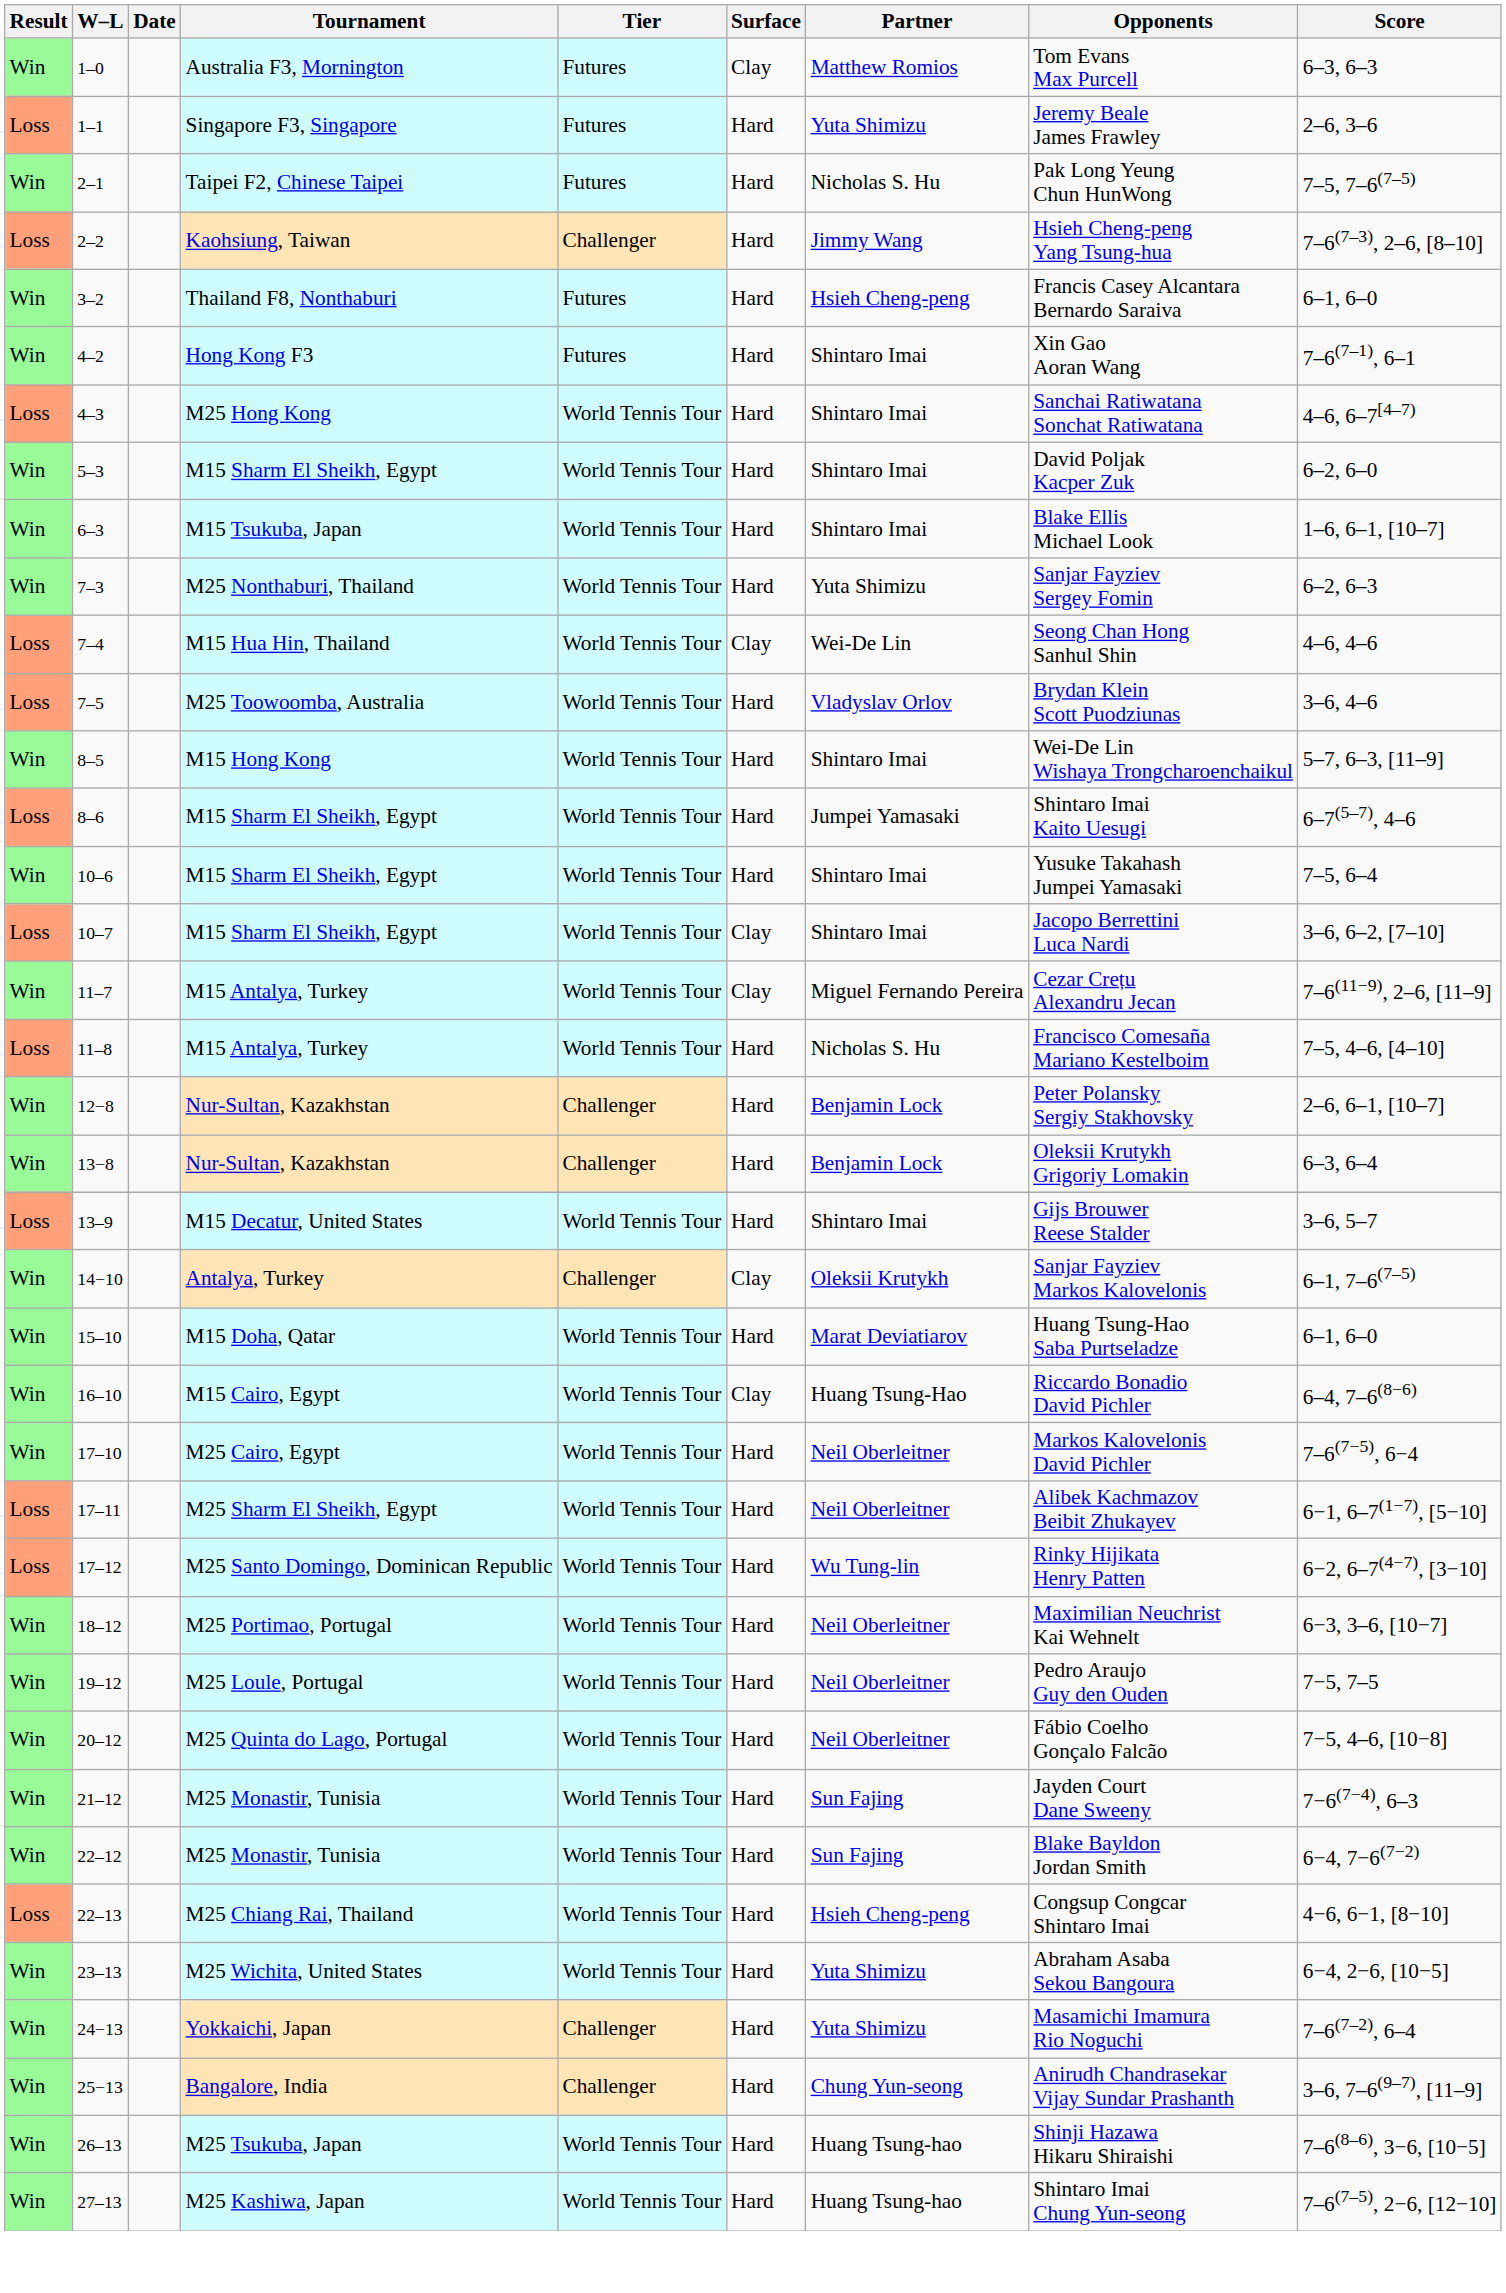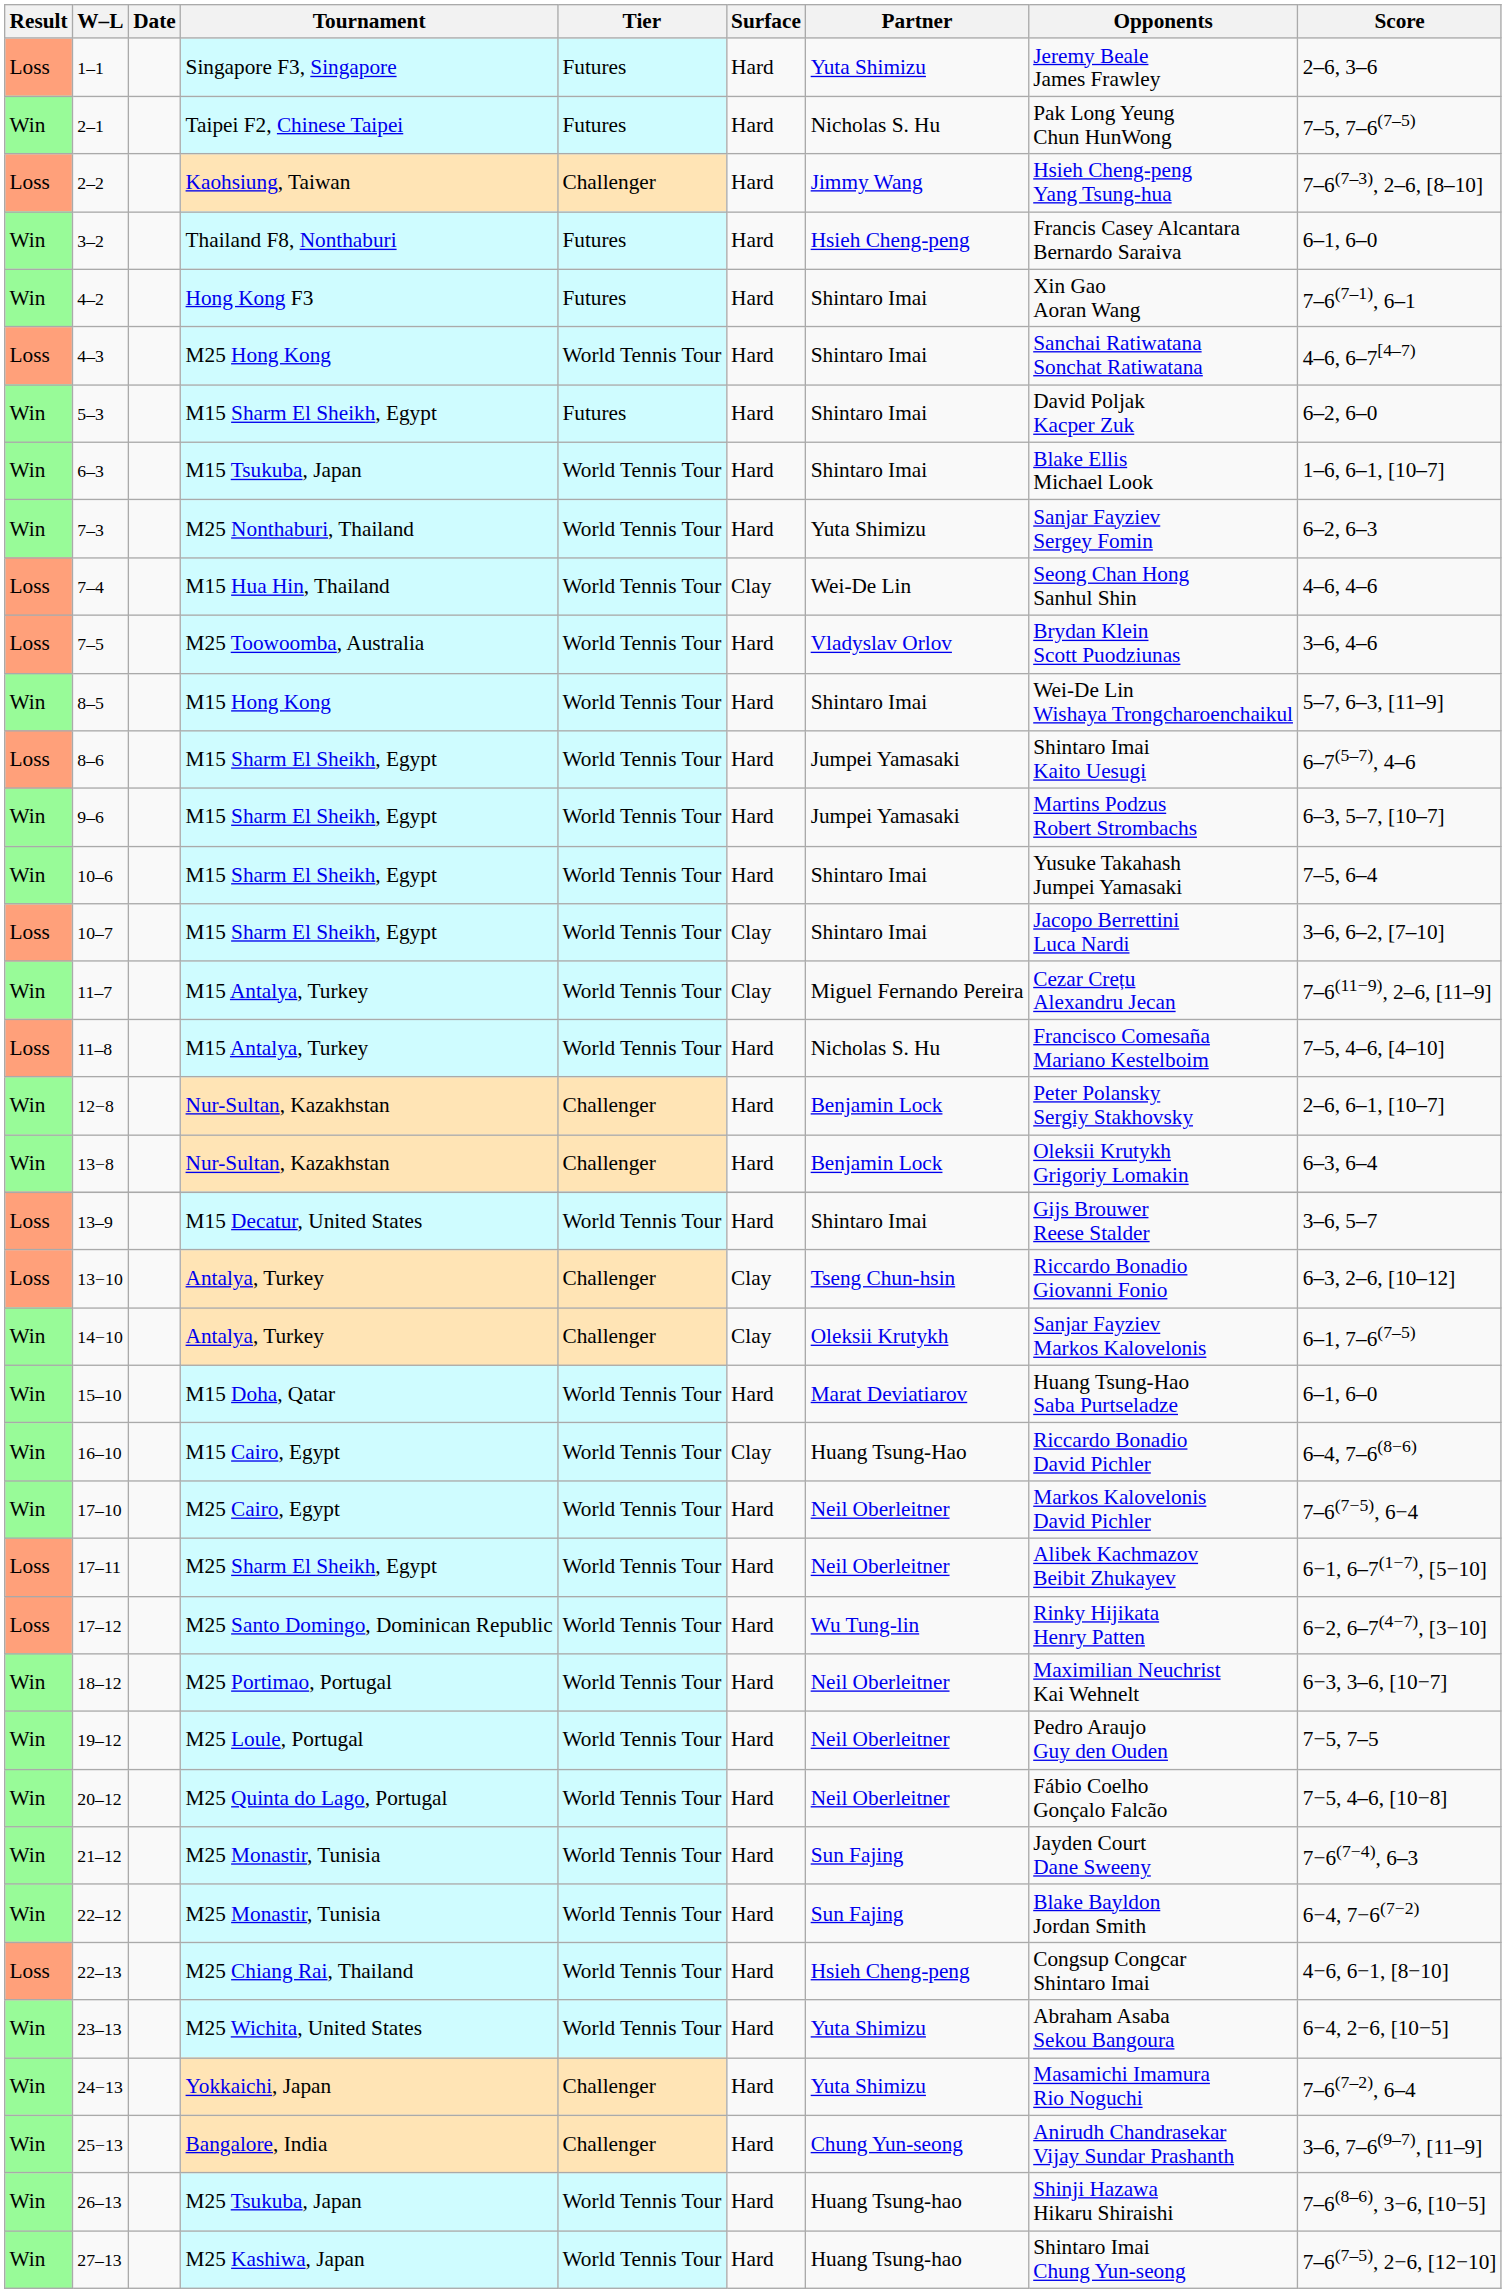- row: (91, 68)
(642, 470) World Tennis Tour -> (594, 413) Futures
+ row: (91, 818)
+ row: (100, 1279)
